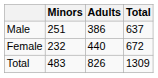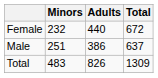rows swapped: (18, 30) <-> (25, 47)
